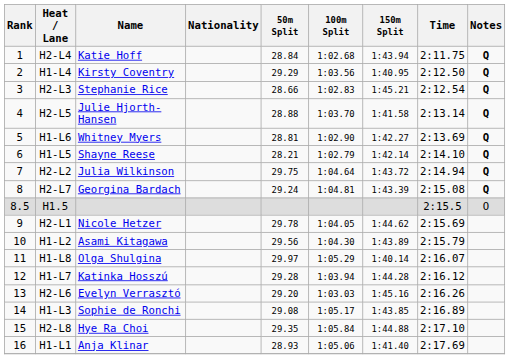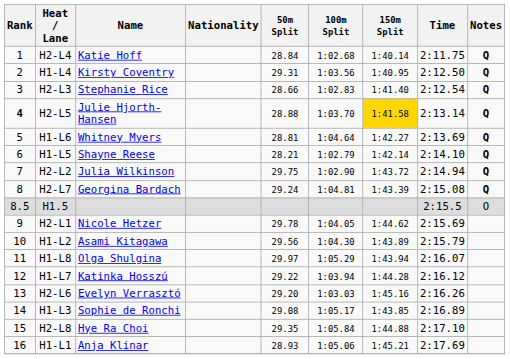(390, 56) 1:43.94 -> (390, 56) 1:40.14
(285, 73) 29.29 -> (285, 73) 29.31
(390, 91) 1:45.21 -> (390, 91) 1:41.40
(20, 113) normal -> (20, 113) bold
(390, 114) no background -> (390, 114) gold background
(336, 138) 1:02.90 -> (336, 138) 1:04.64
(336, 172) 1:04.64 -> (336, 172) 1:02.90
(390, 259) 1:40.14 -> (390, 259) 1:43.94
(285, 277) 29.28 -> (285, 277) 29.22
(390, 346) 1:41.40 -> (390, 346) 1:45.21
